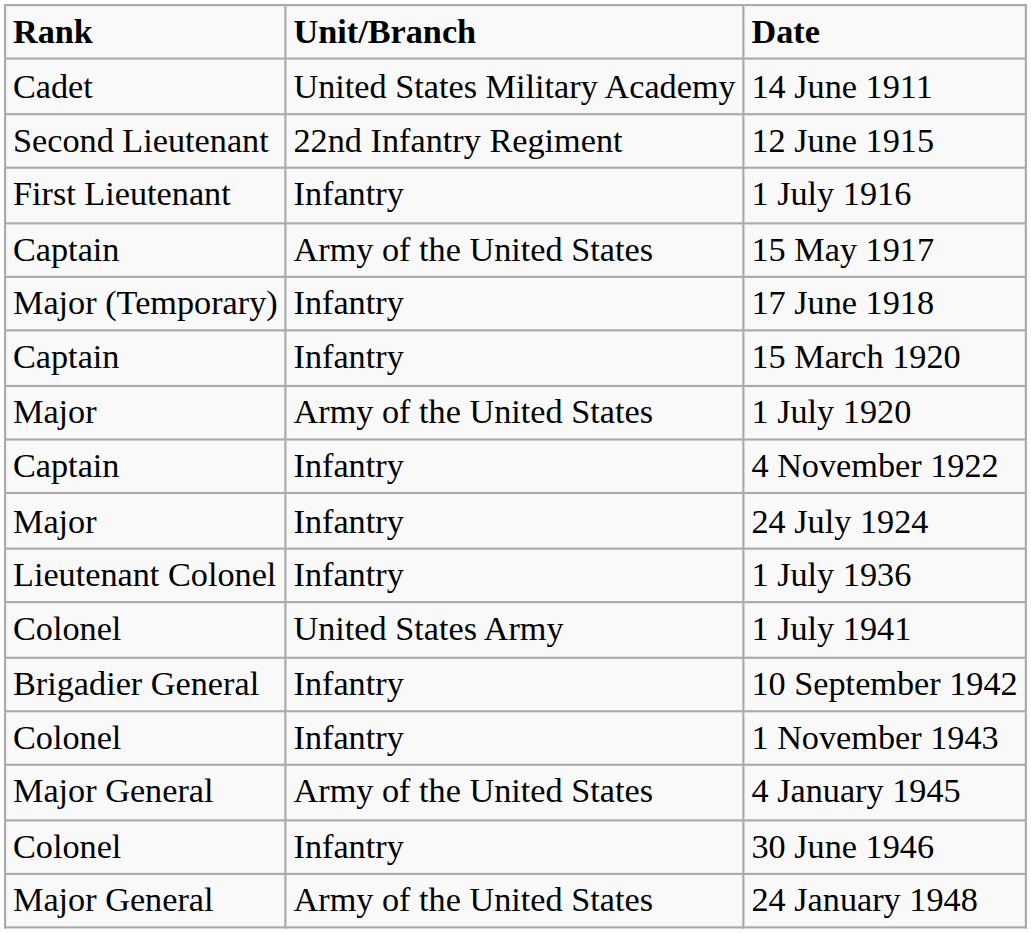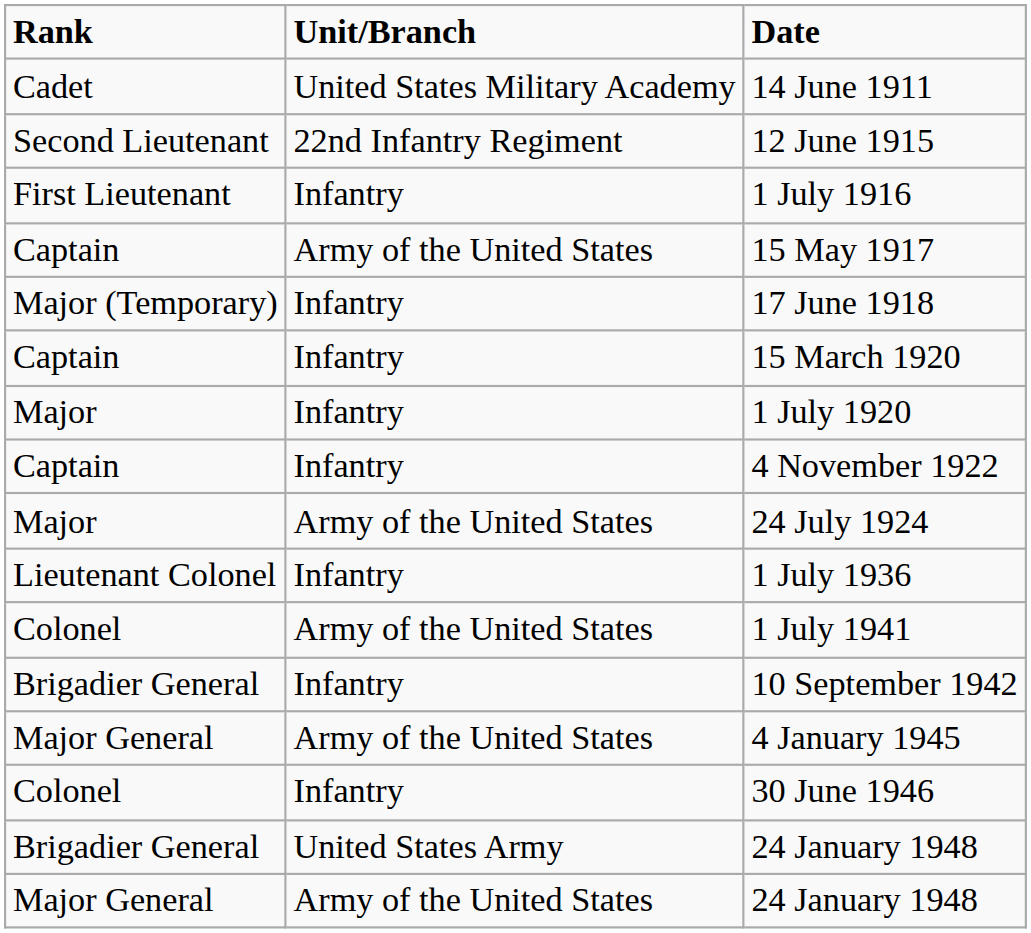(473, 411) Army of the United States -> (349, 411) Infantry
(349, 520) Infantry -> (473, 520) Army of the United States
(429, 628) United States Army -> (473, 628) Army of the United States
- row: (67, 737)
+ row: (136, 846)
